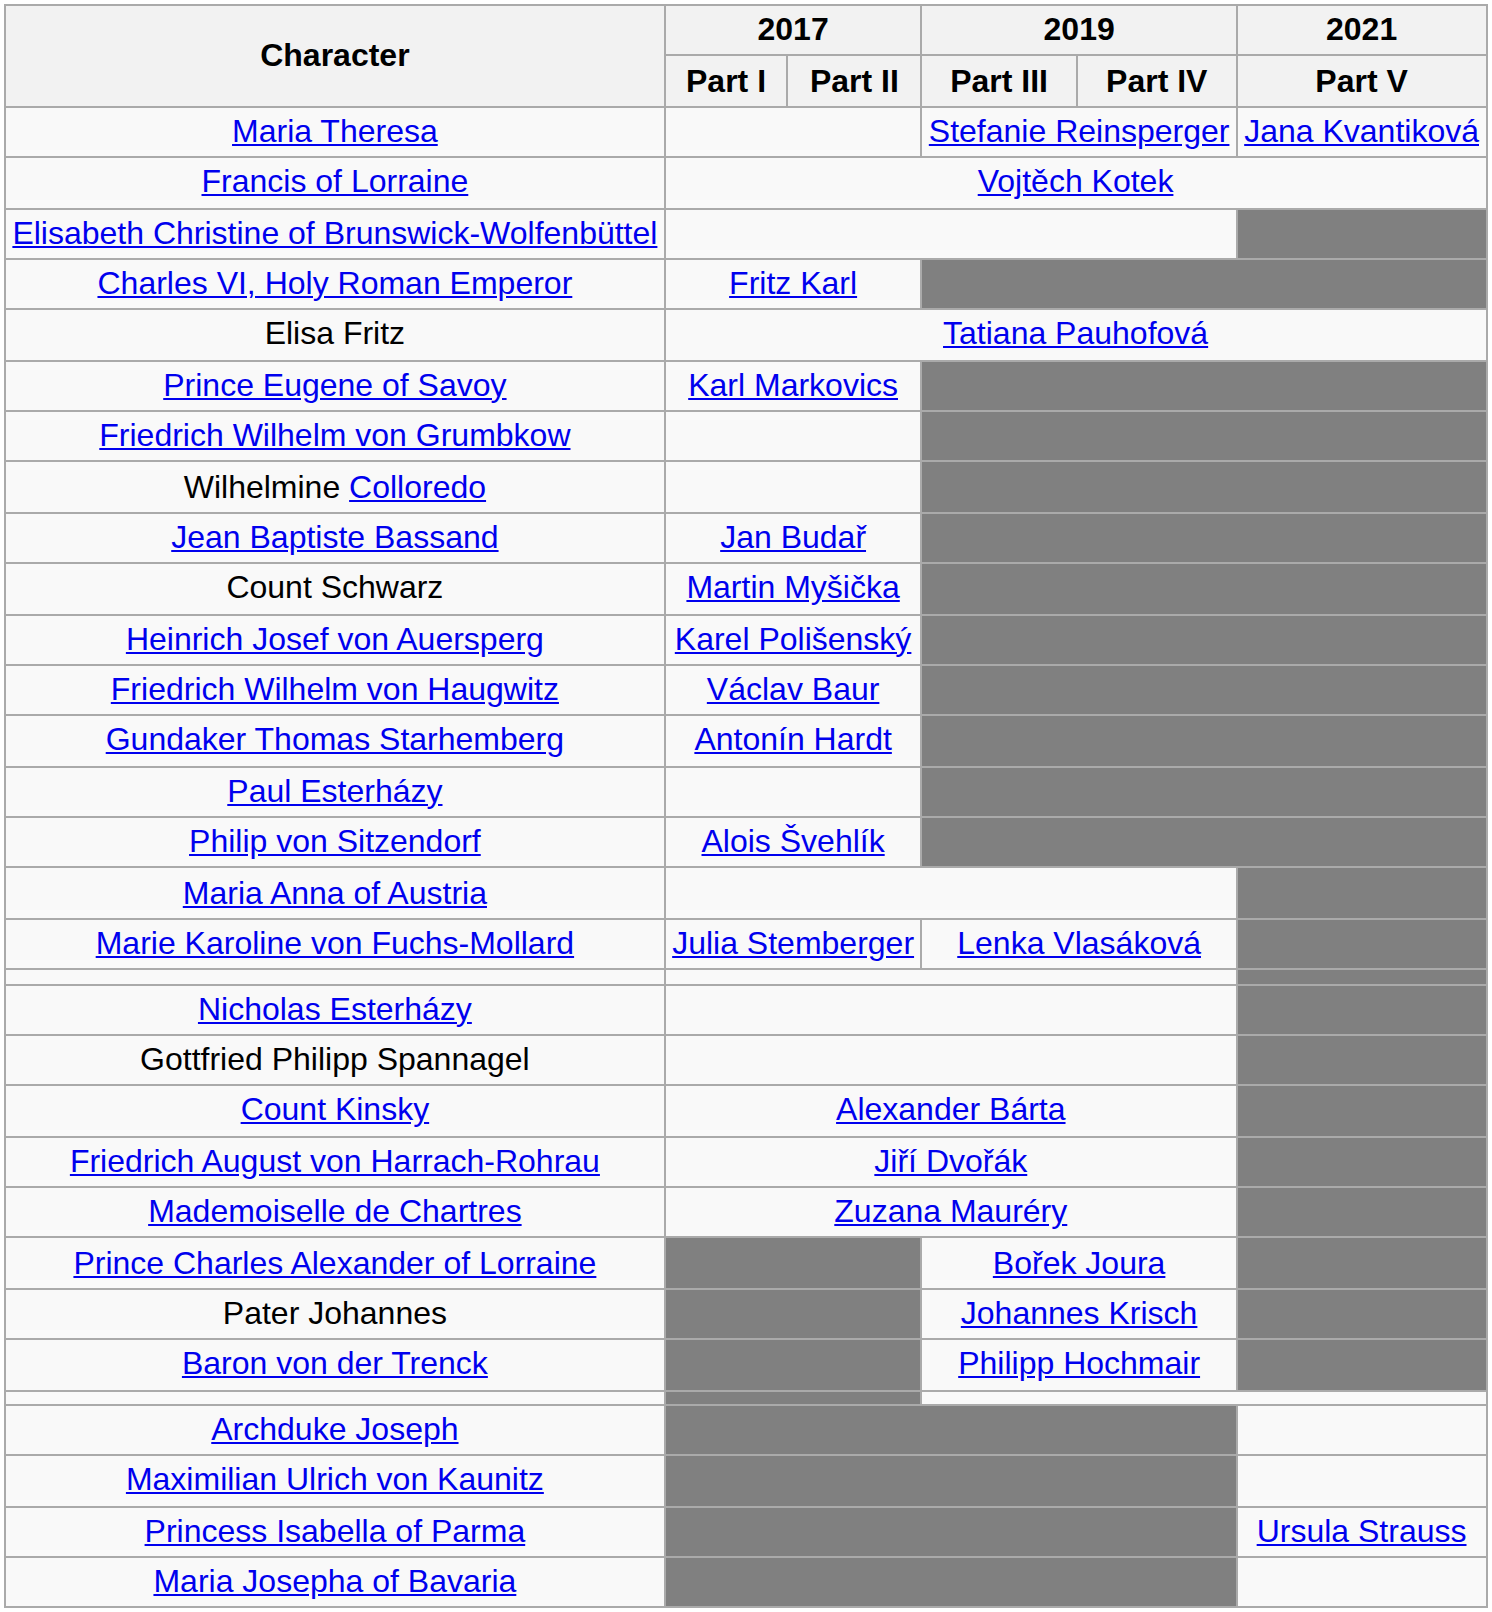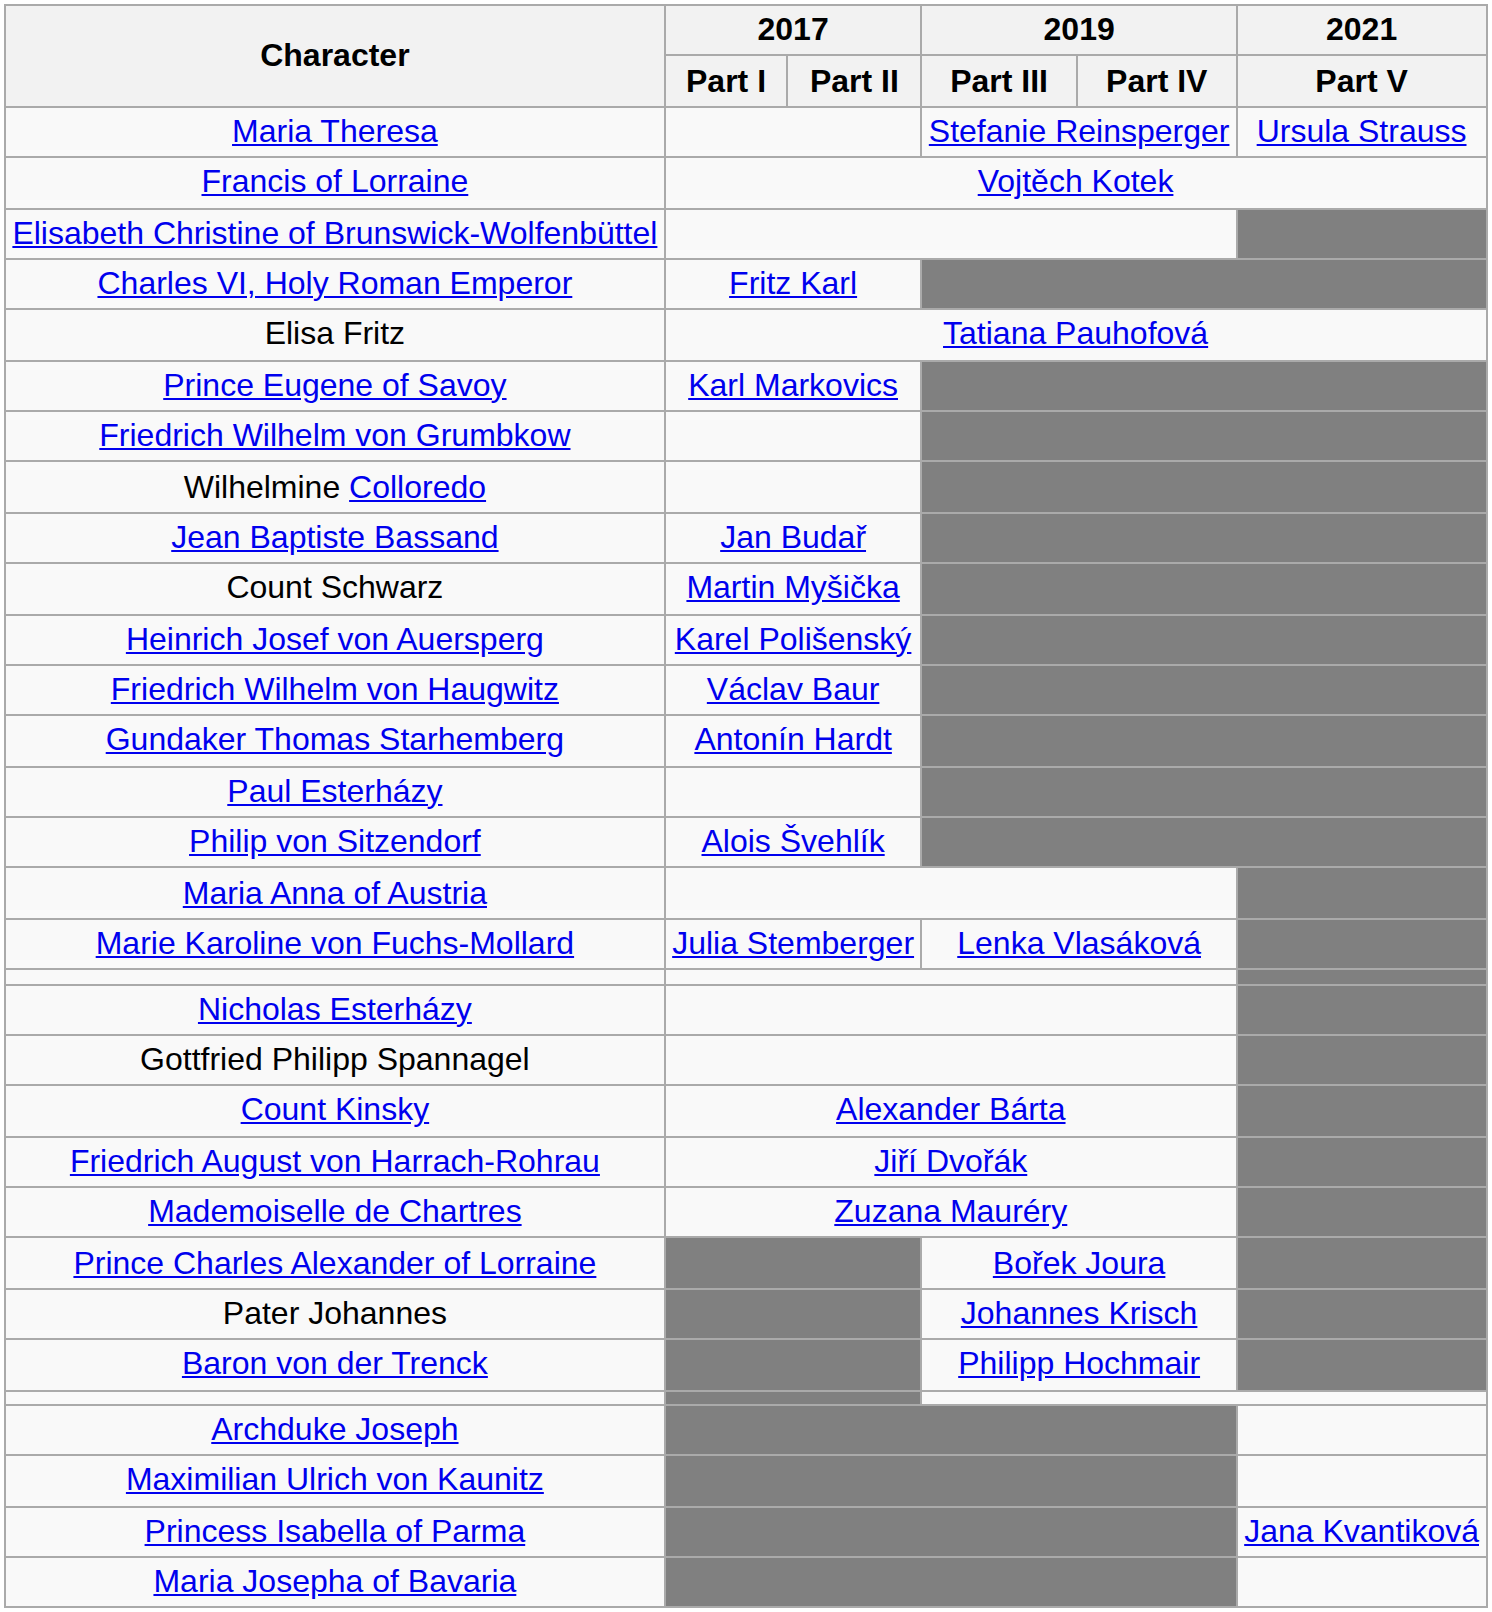(1362, 131) Jana Kvantiková -> (1362, 131) Ursula Strauss
(1362, 1531) Ursula Strauss -> (1362, 1531) Jana Kvantiková
